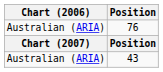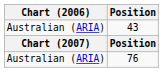rows swapped: (133, 59) <-> (133, 28)
